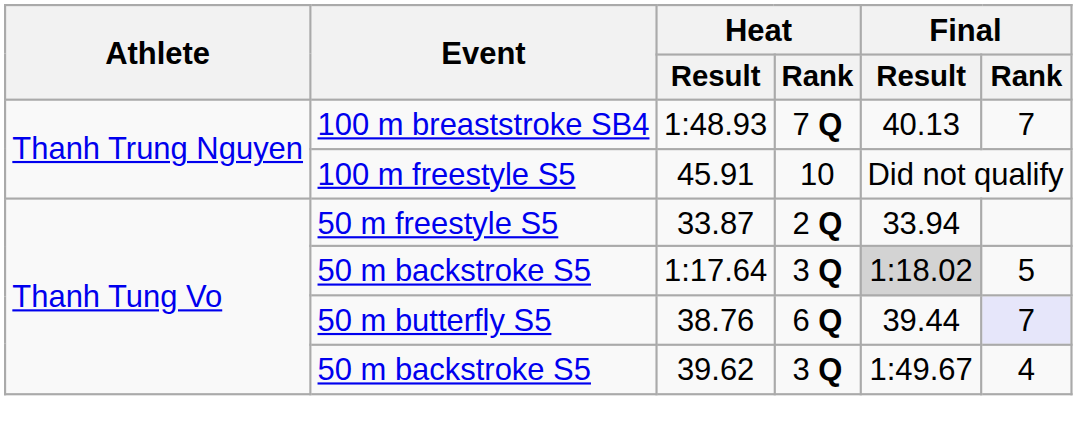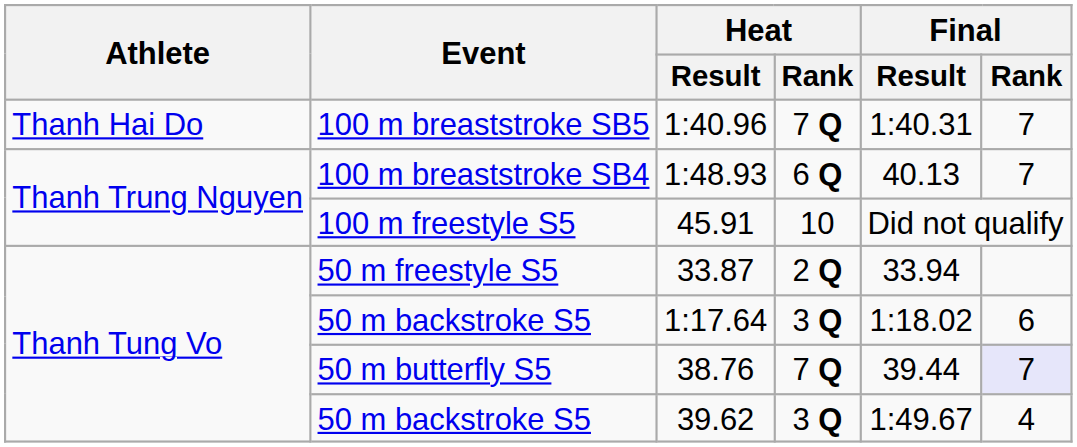+ row: (716, 125)
(817, 125) 7 Q -> (817, 174) 6 Q
(921, 272) lightgrey background -> (921, 321) no background
(1026, 272) 5 -> (1026, 321) 6
(817, 321) 6 Q -> (817, 370) 7 Q
